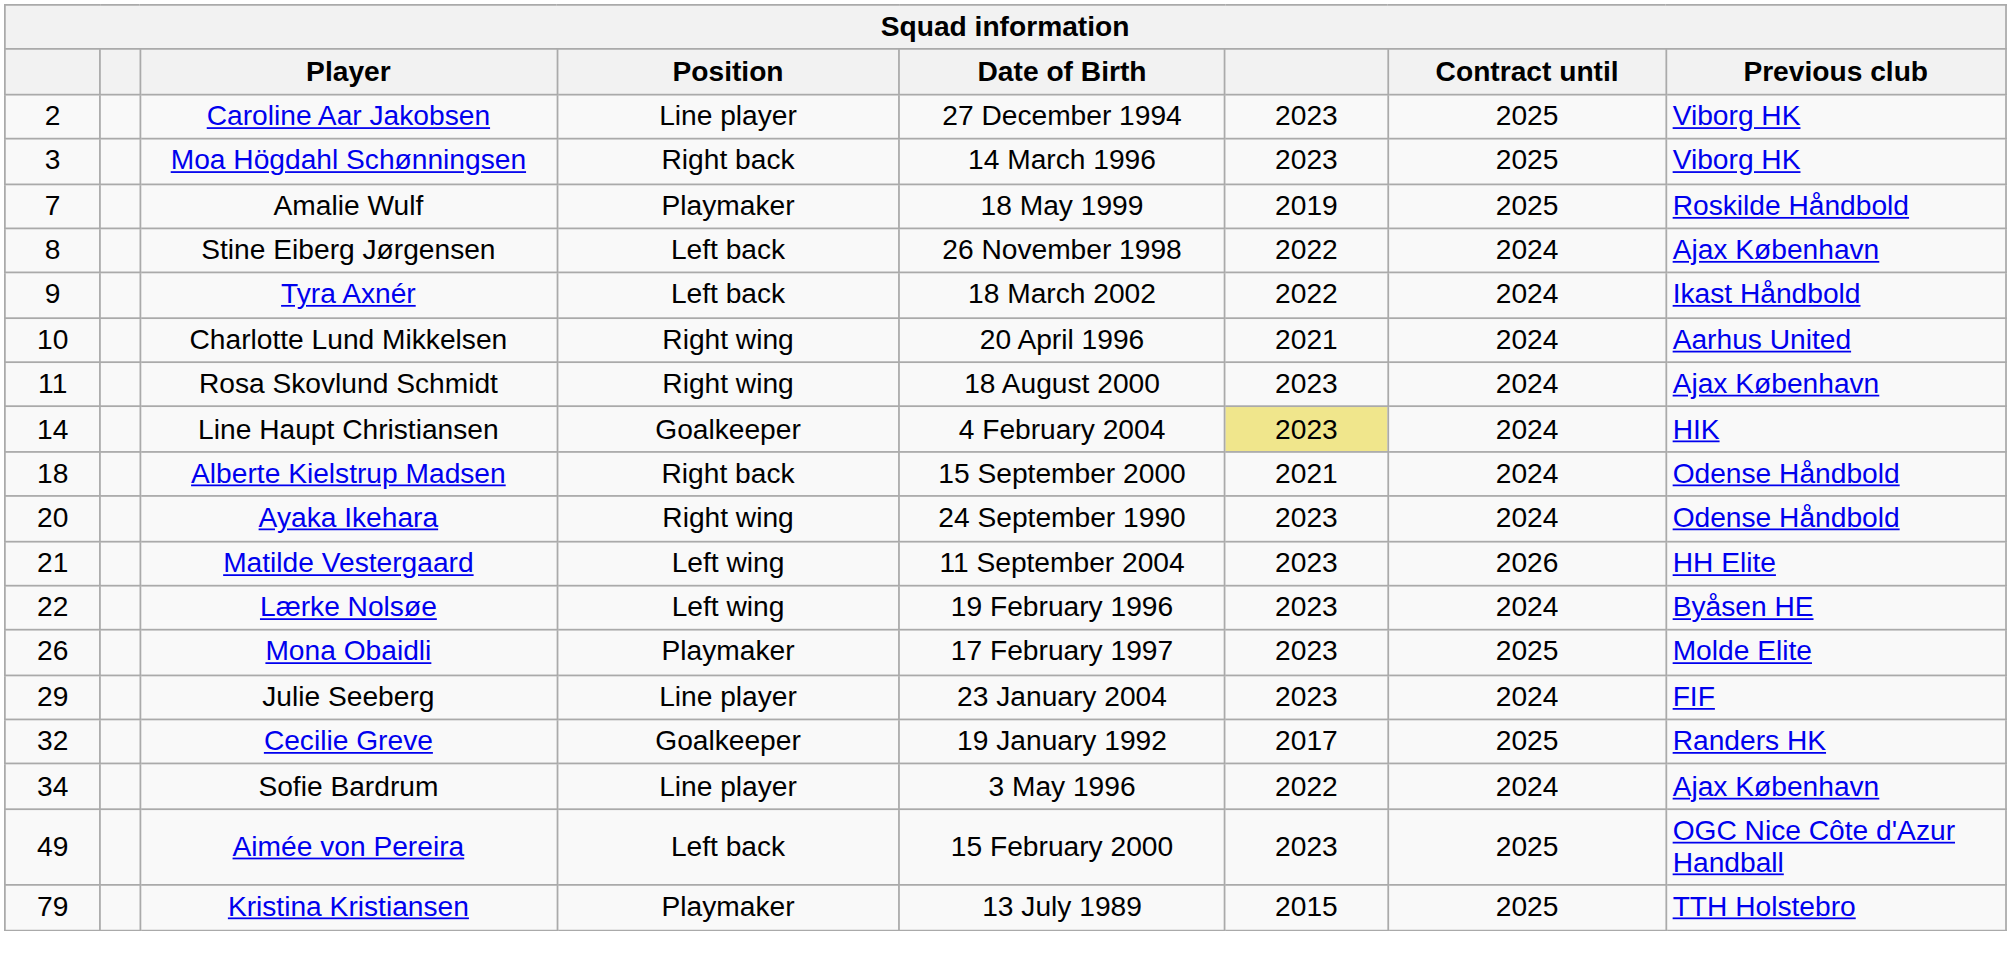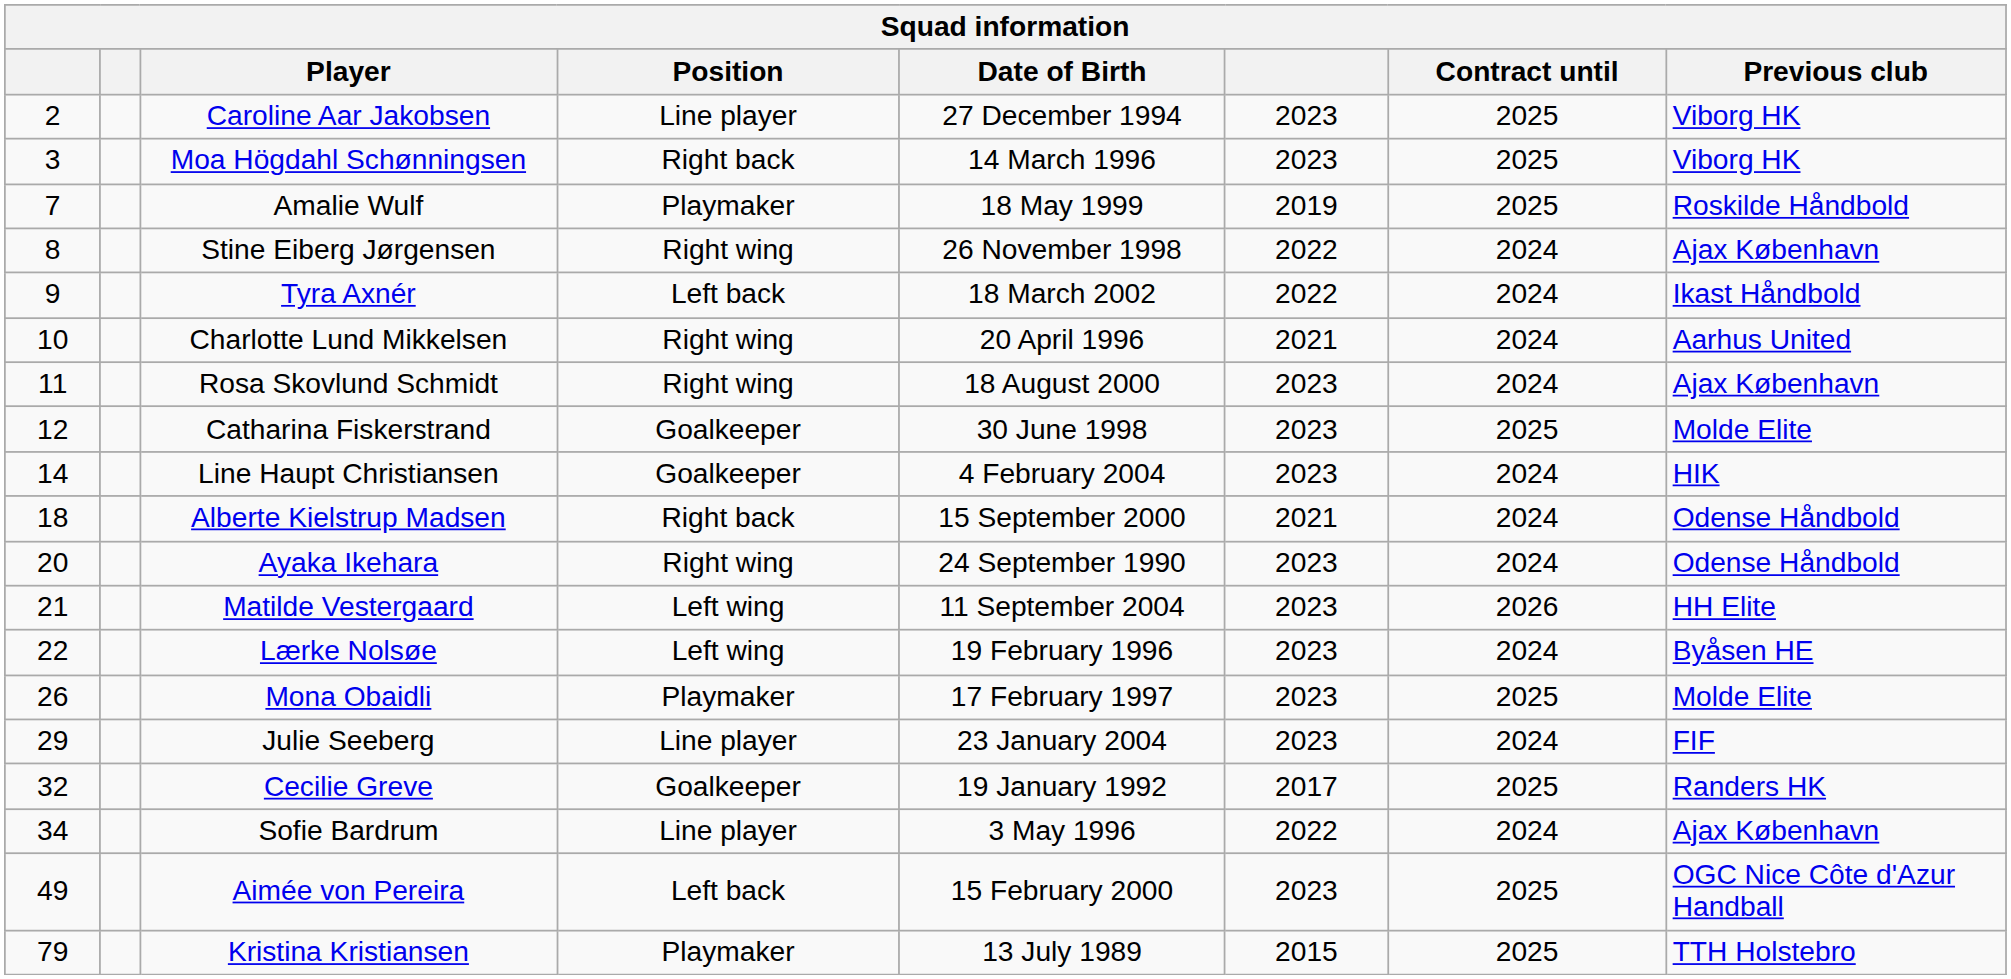(728, 250) Left back -> (728, 250) Right wing
+ row: (348, 428)
(1306, 428) khaki background -> (1306, 473) no background
